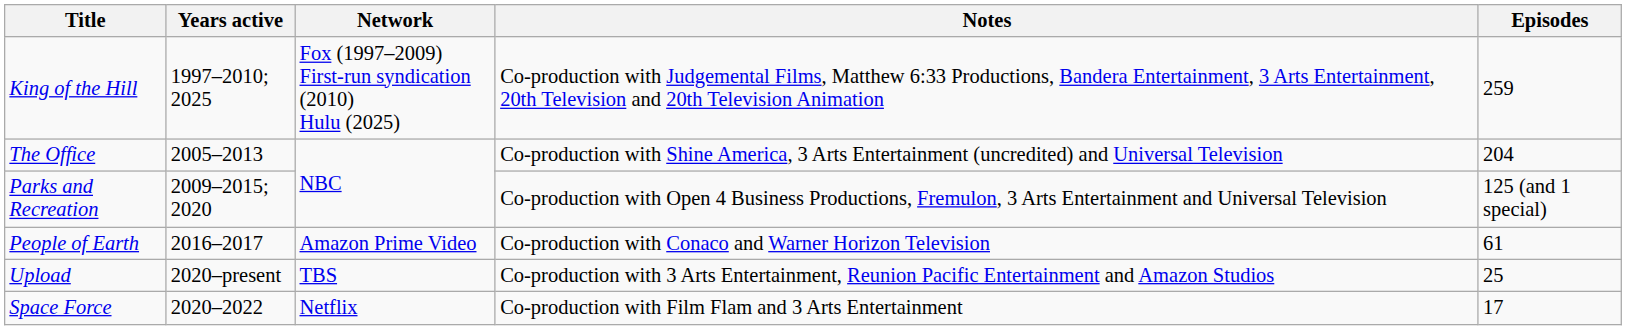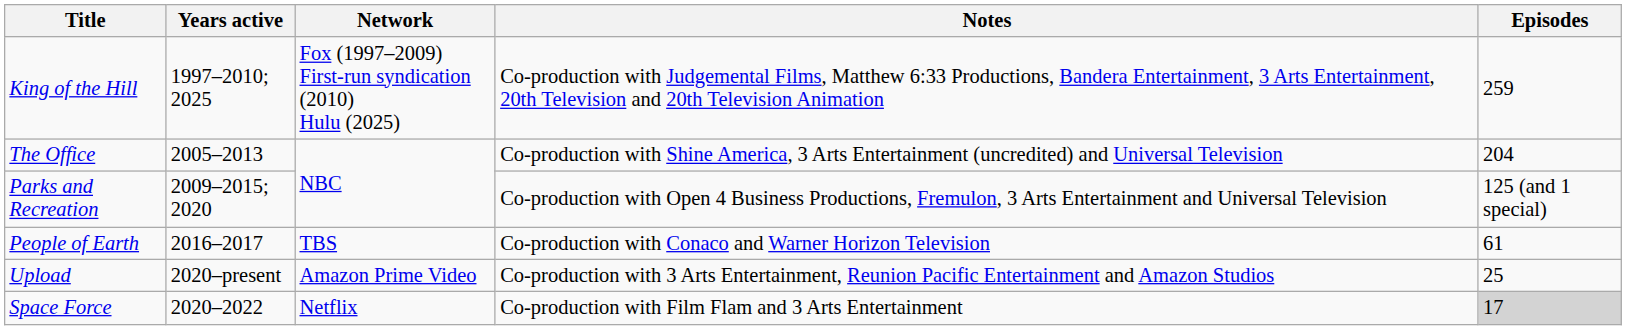(388, 242) Amazon Prime Video -> (318, 242) TBS
(318, 275) TBS -> (388, 275) Amazon Prime Video
(1493, 307) no background -> (1493, 307) lightgrey background
